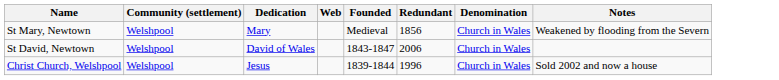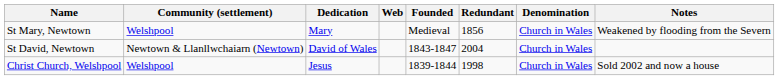(150, 48) Welshpool -> (215, 48) Newtown & Llanllwchaiarn (Newtown)
(410, 48) 2006 -> (472, 48) 2004
(410, 65) 1996 -> (472, 65) 1998
